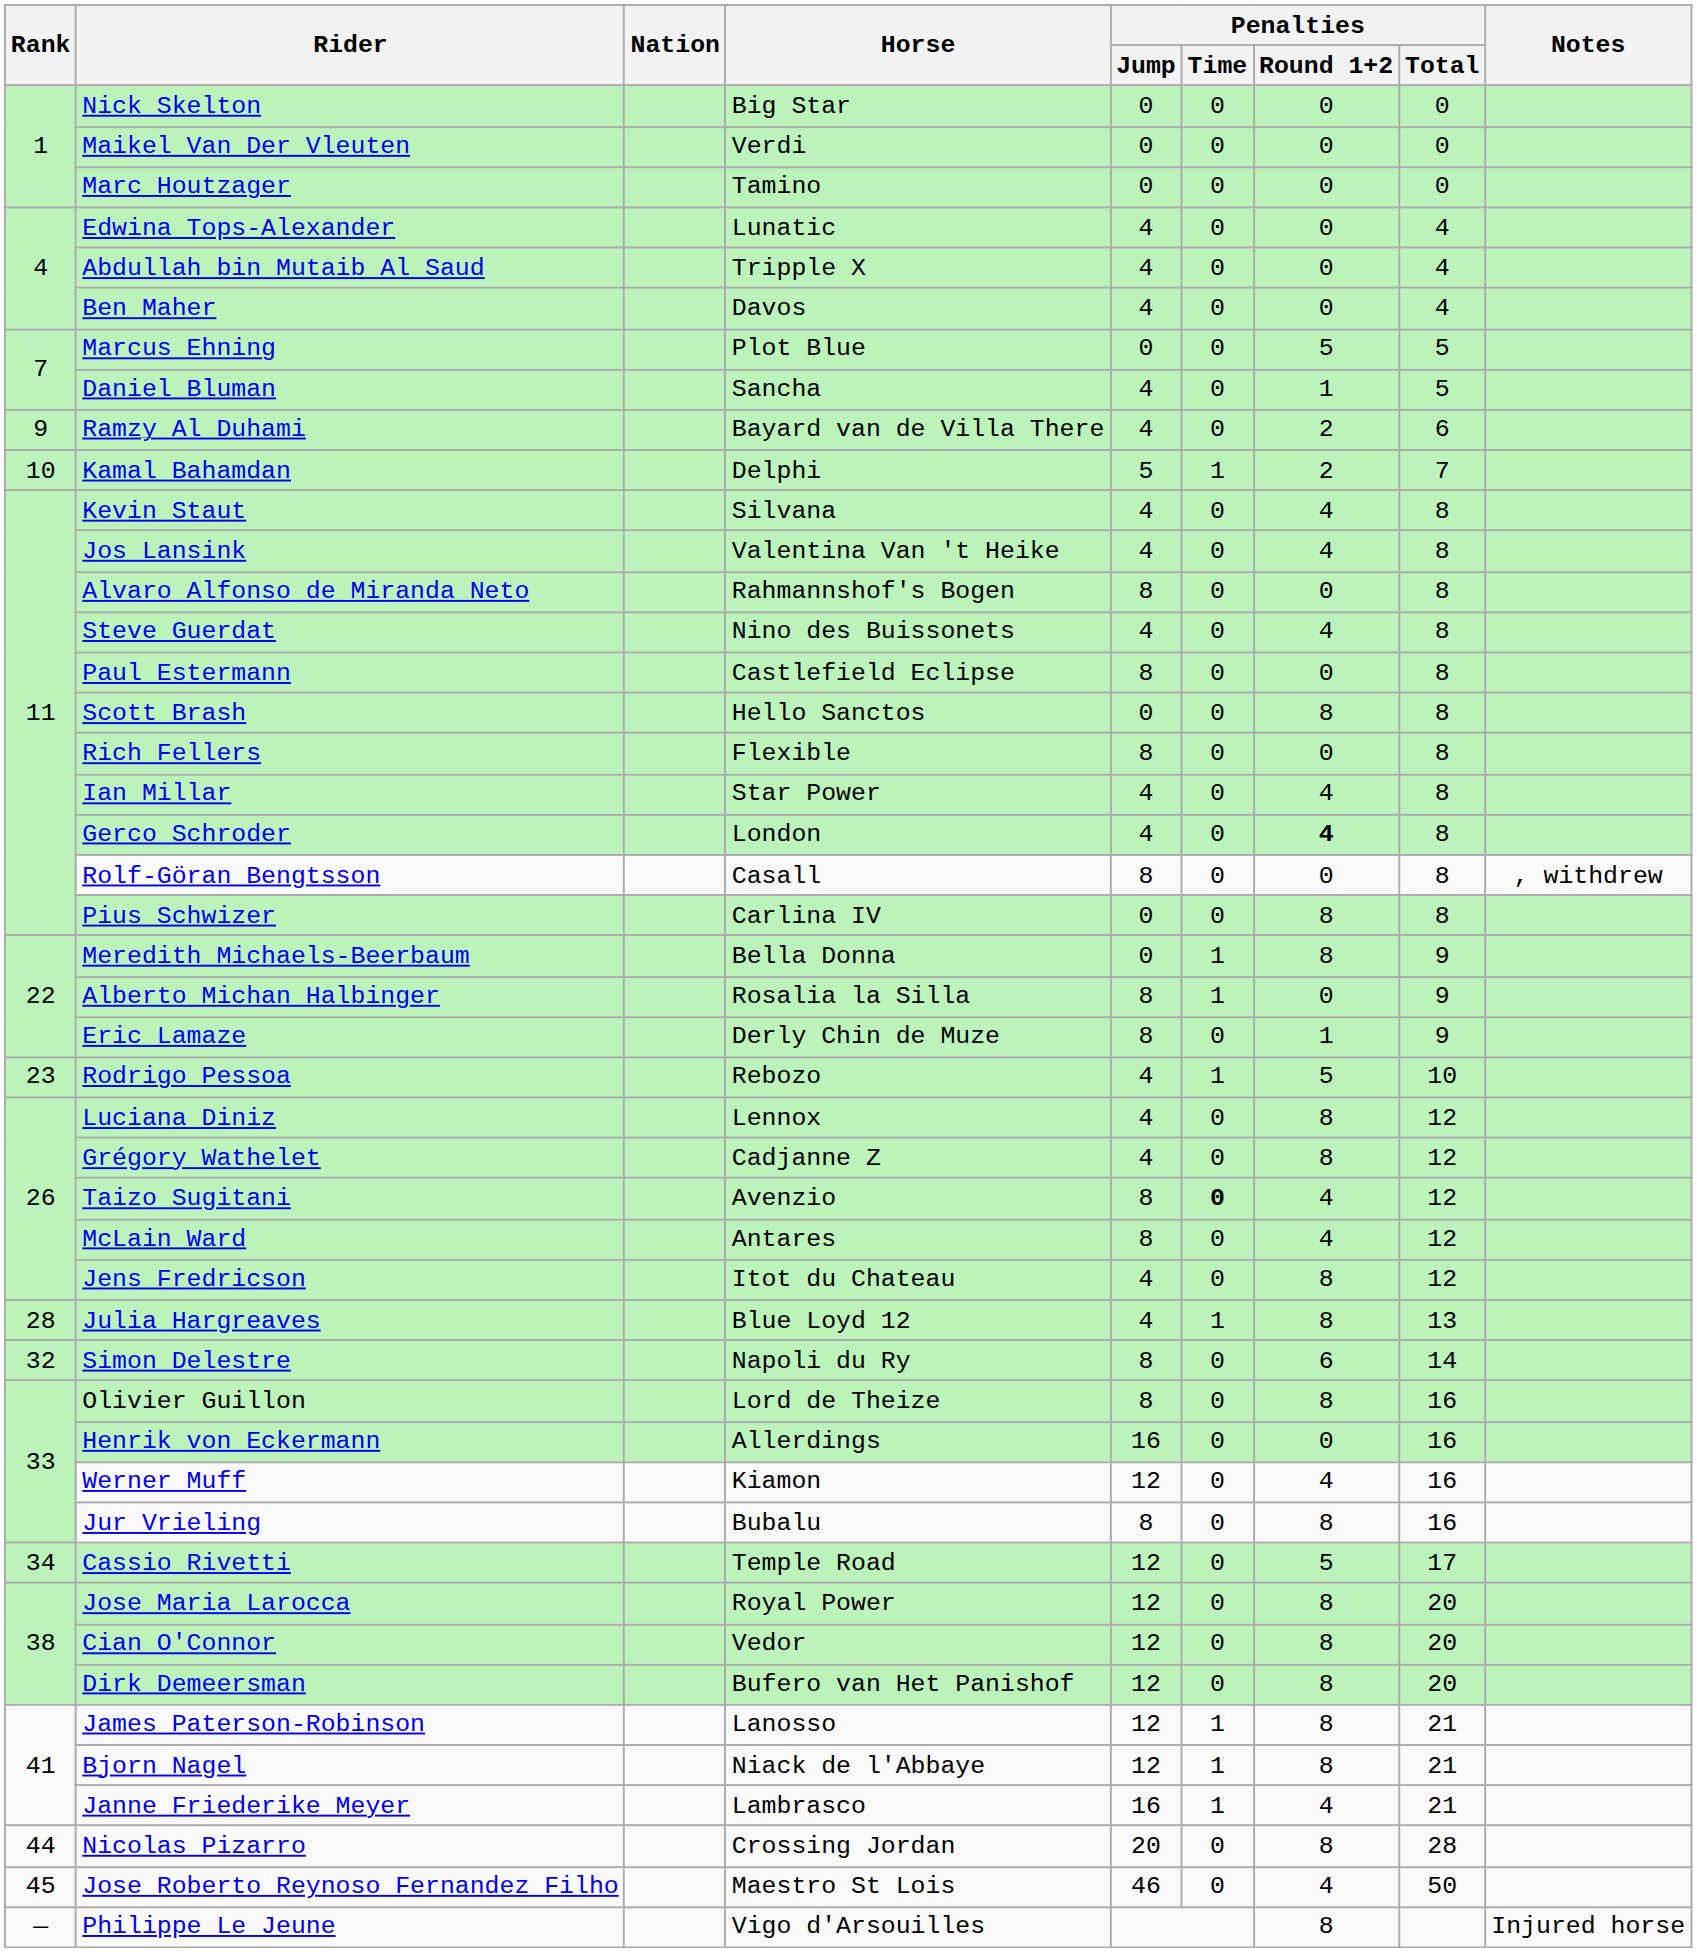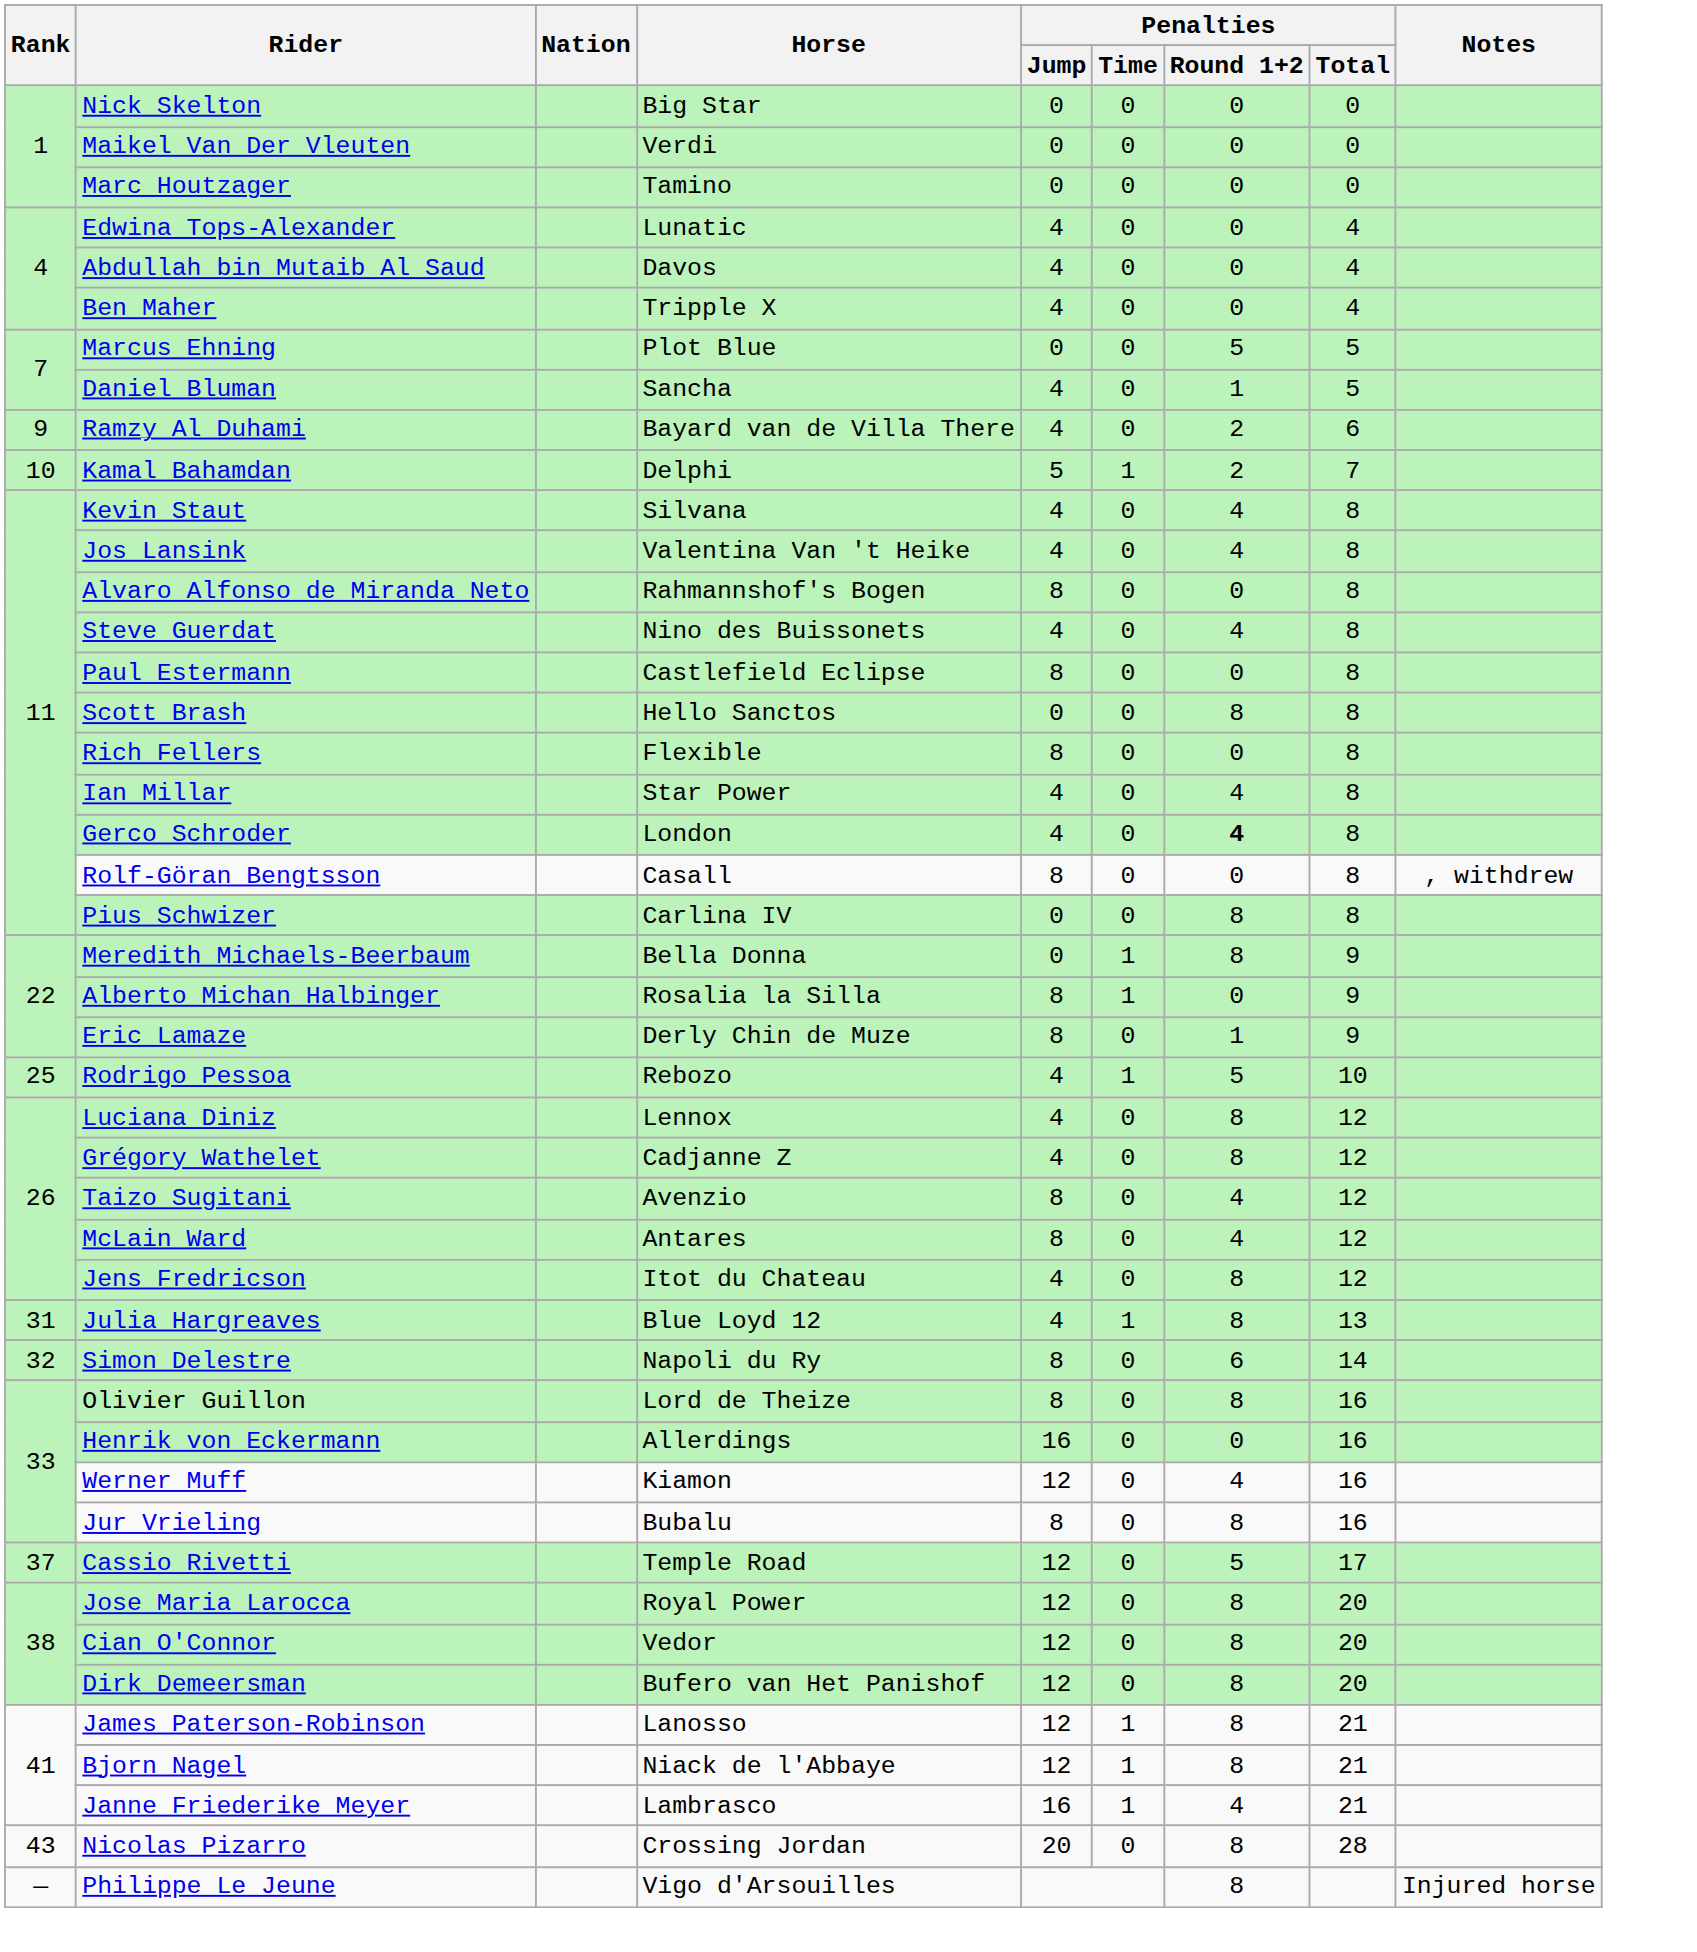(799, 268) Tripple X -> (680, 268) Davos
(769, 308) Davos -> (709, 308) Tripple X
(41, 1077) 23 -> (41, 1077) 25
(1217, 1199) bold -> (1128, 1199) normal
(41, 1320) 28 -> (41, 1320) 31
(41, 1563) 34 -> (41, 1563) 37
(41, 1846) 44 -> (41, 1846) 43
- row: (351, 1887)
